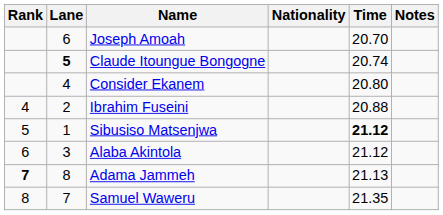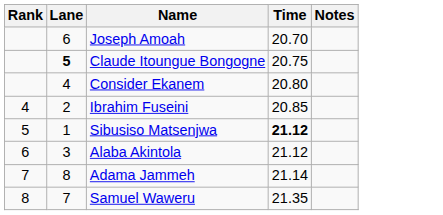- column: (309, 15)
(370, 61) 20.74 -> (290, 61) 20.75
(370, 107) 20.88 -> (290, 107) 20.85
(25, 175) bold -> (25, 175) normal
(370, 175) 21.13 -> (290, 175) 21.14
